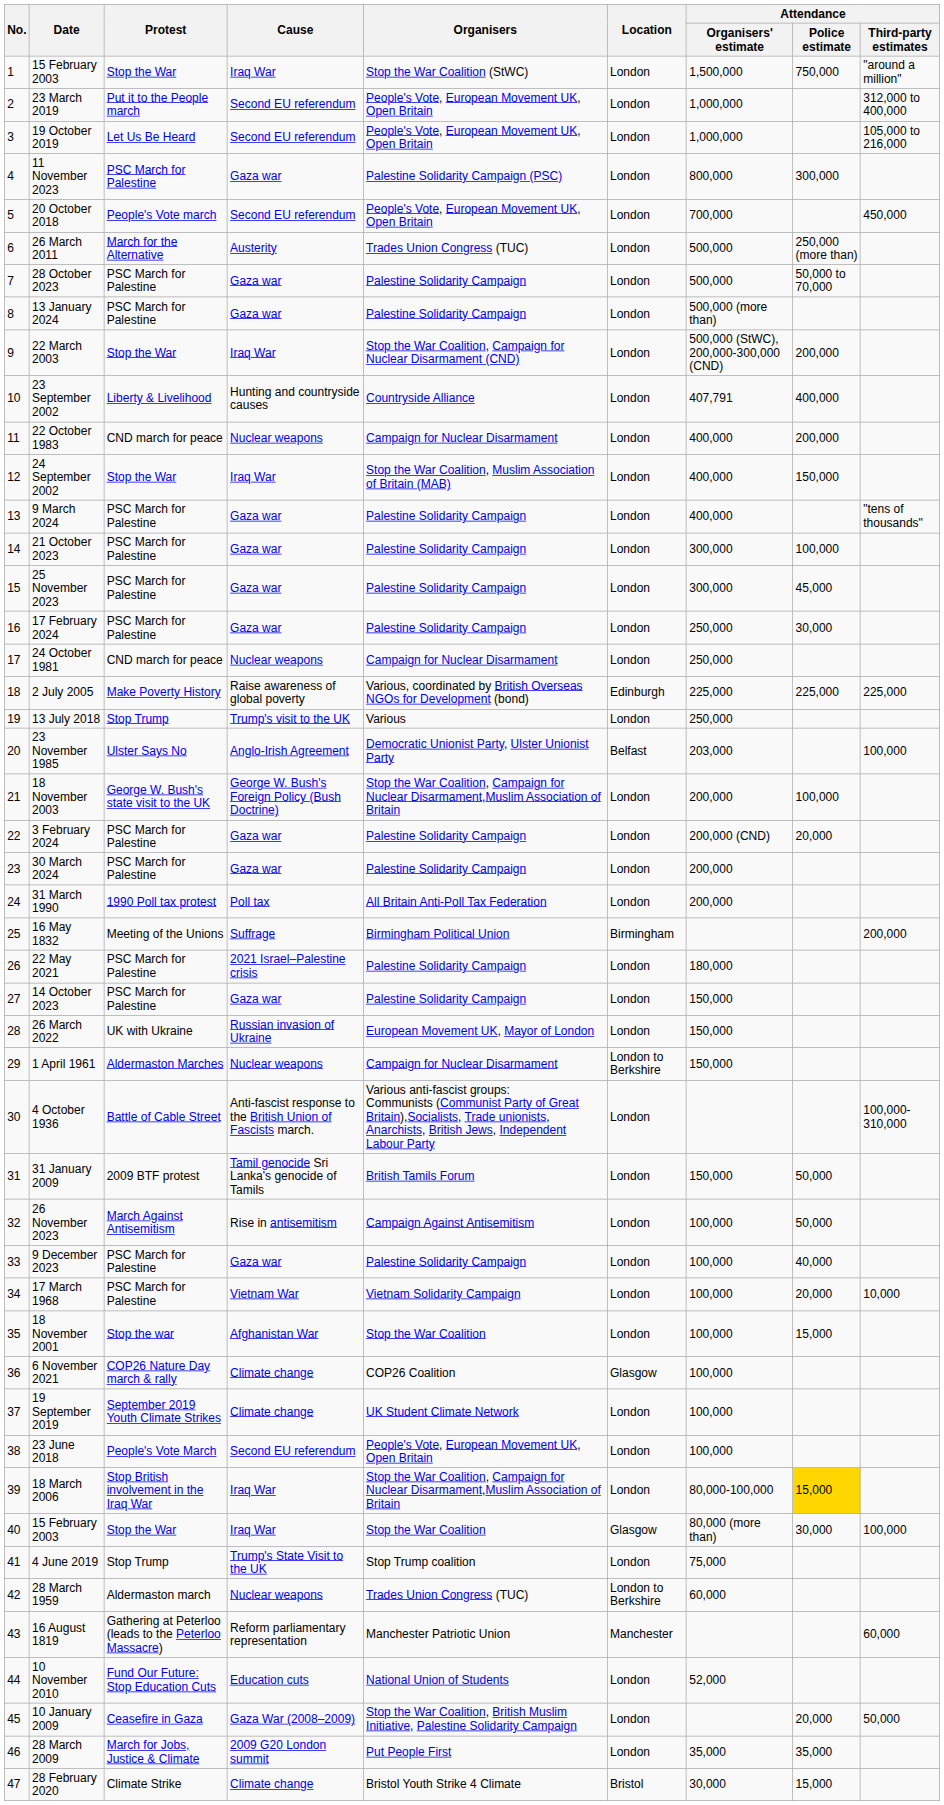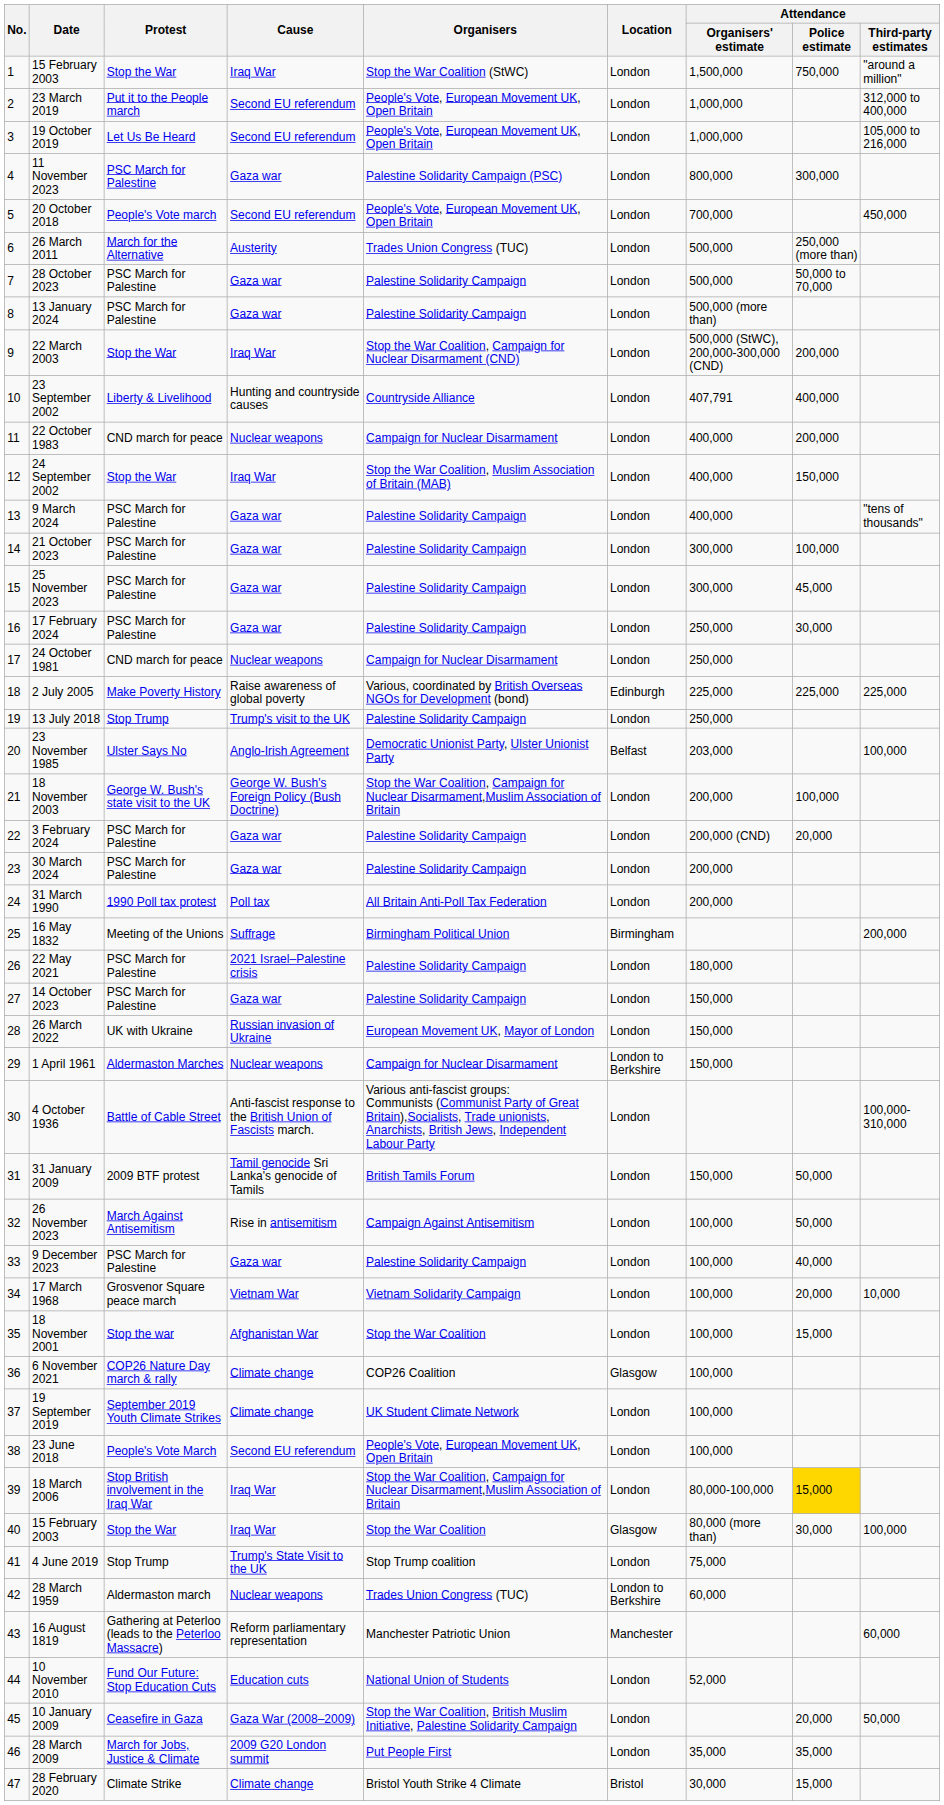(386, 718) Various -> (446, 718) Palestine Solidarity Campaign
(146, 1294) PSC March for Palestine -> (156, 1294) Grosvenor Square peace march
